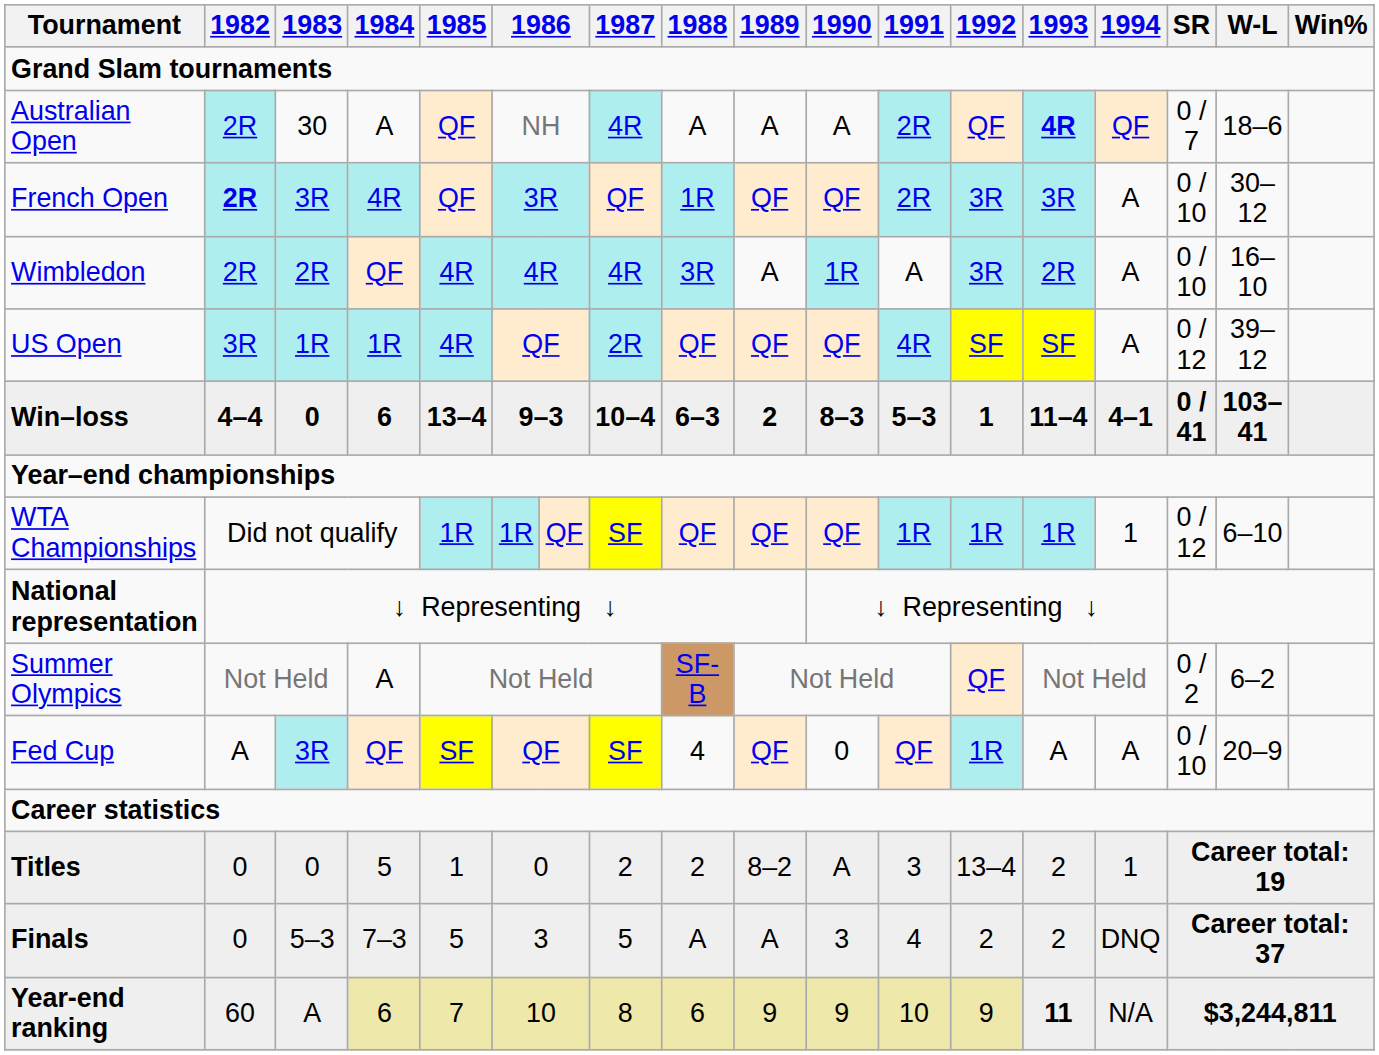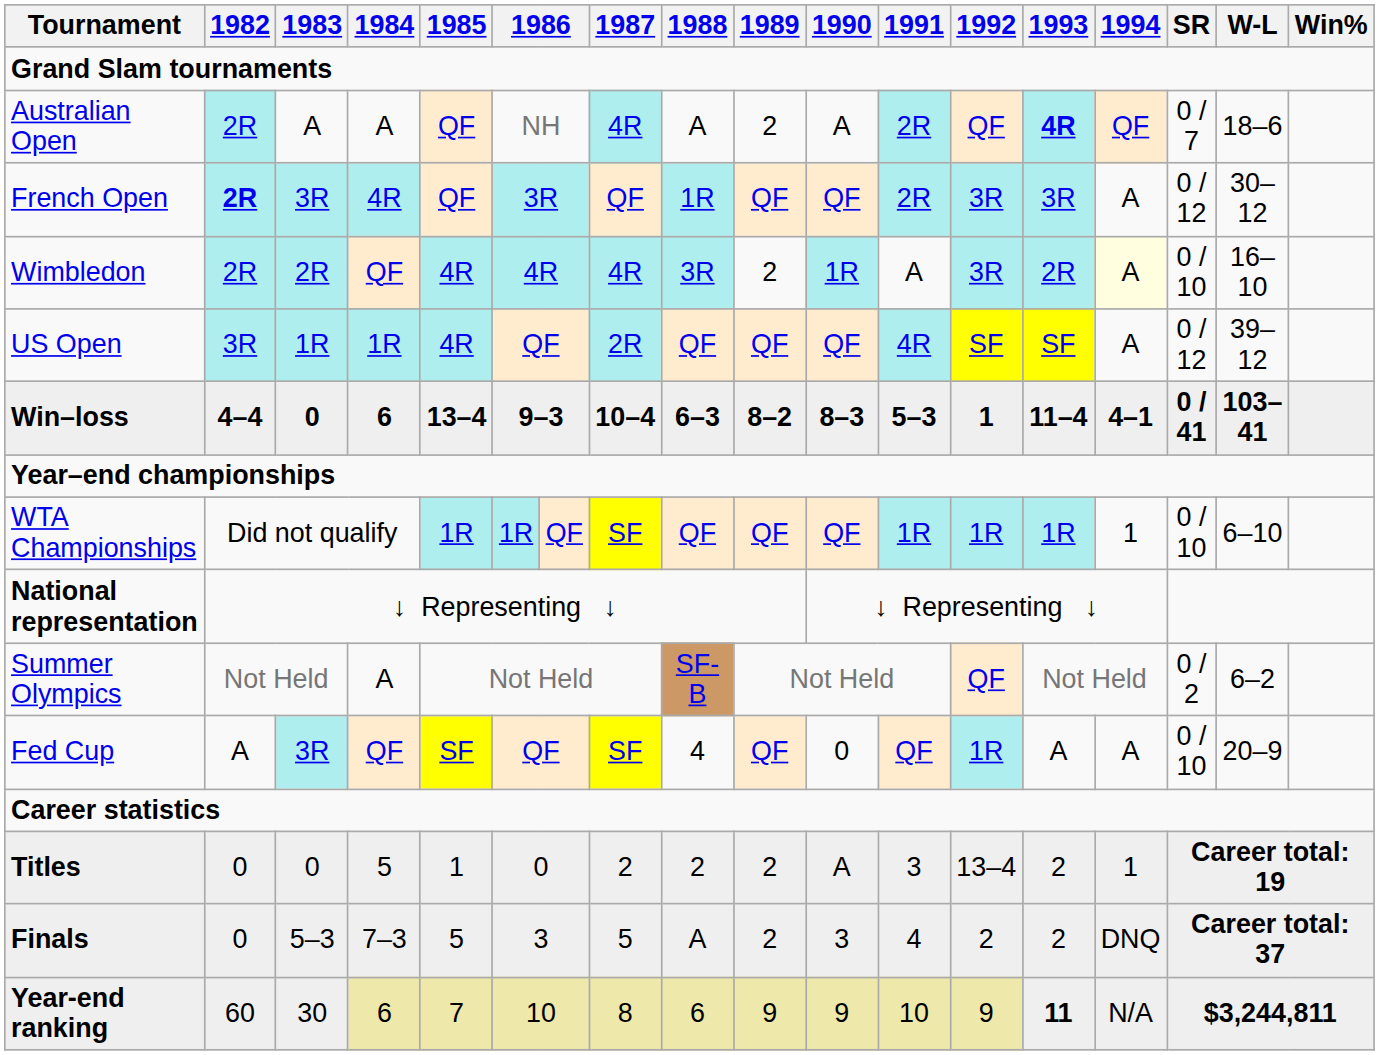(312, 126) 30 -> (312, 126) A
(770, 126) A -> (770, 126) 2
(1192, 199) 0 / 10 -> (1192, 199) 0 / 12
(770, 271) A -> (770, 271) 2
(1131, 271) no background -> (1131, 271) lightyellow background
(770, 417) 2 -> (770, 417) 8–2
(1192, 533) 0 / 12 -> (1192, 533) 0 / 10
(770, 867) 8–2 -> (770, 867) 2
(770, 940) A -> (770, 940) 2
(312, 1013) A -> (312, 1013) 30
